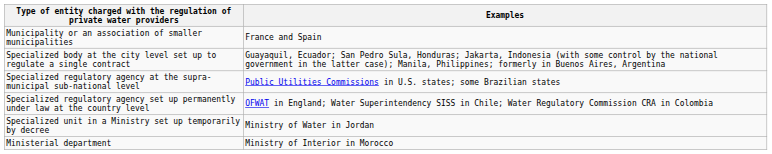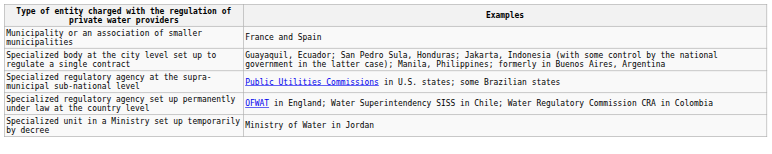- row: (59, 143)
